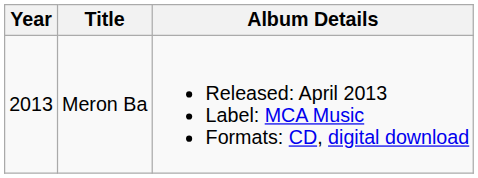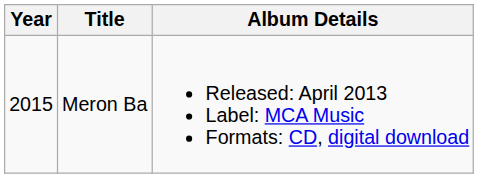(31, 104) 2013 -> (31, 104) 2015
